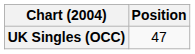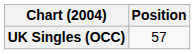(159, 37) 47 -> (159, 37) 57
